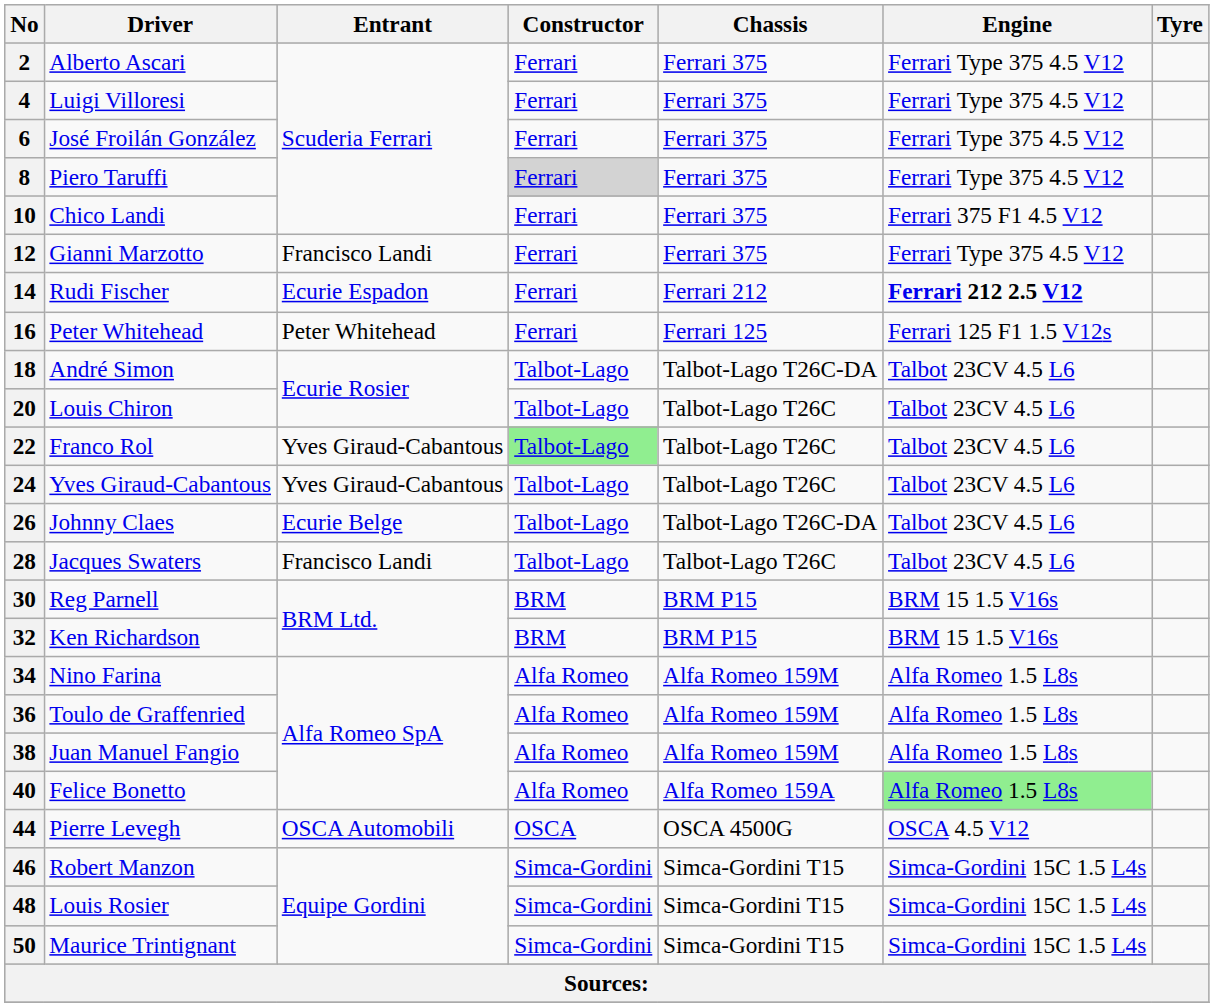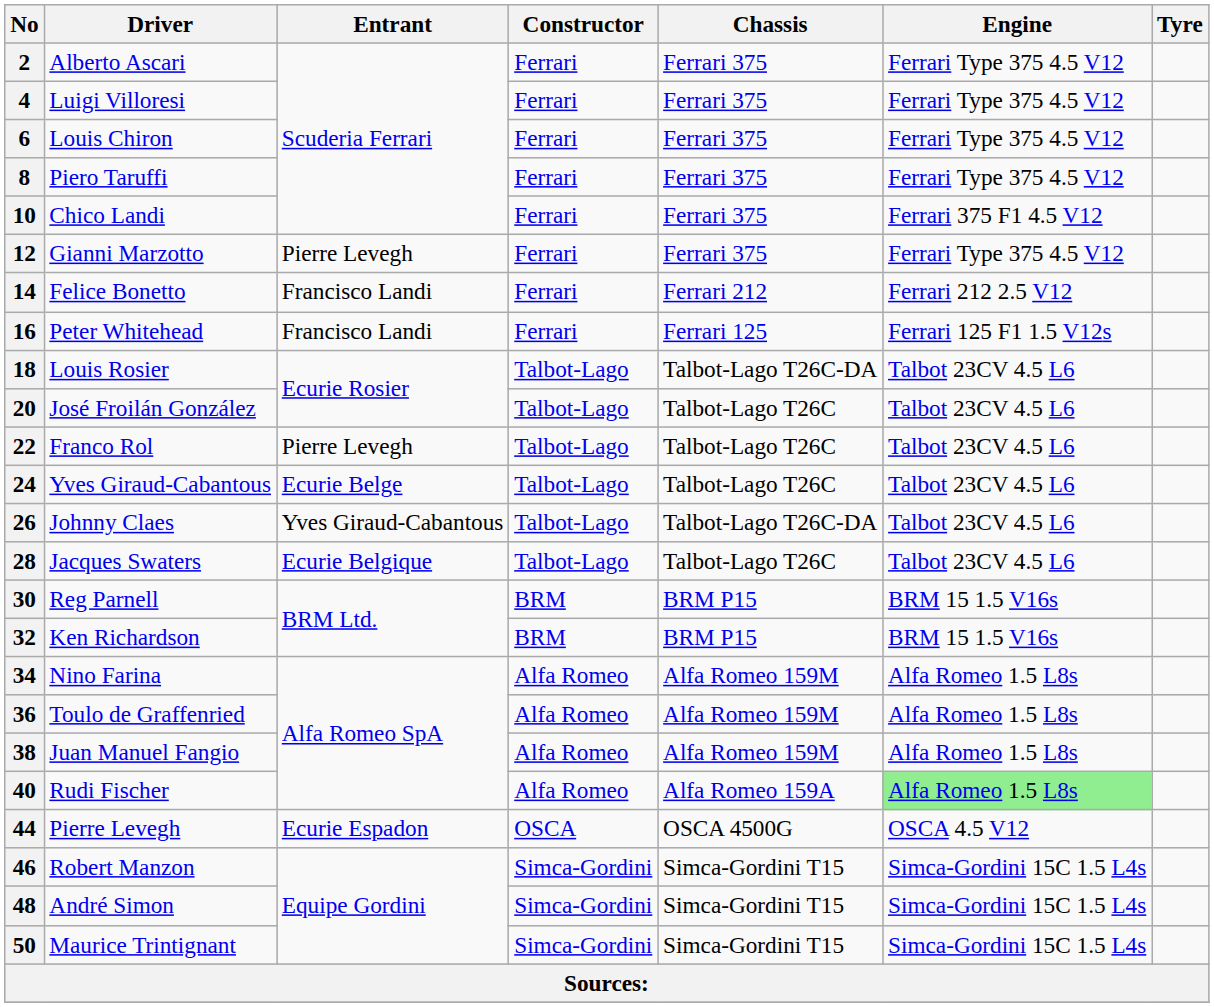(153, 138) José Froilán González -> (111, 138) Louis Chiron
(546, 177) lightgrey background -> (546, 177) no background
(357, 253) Francisco Landi -> (347, 253) Pierre Levegh
(109, 292) Rudi Fischer -> (117, 292) Felice Bonetto
(355, 292) Ecurie Espadon -> (357, 292) Francisco Landi
(985, 292) bold -> (980, 292) normal
(359, 330) Peter Whitehead -> (357, 330) Francisco Landi
(112, 368) André Simon -> (109, 368) Louis Rosier
(111, 407) Louis Chiron -> (153, 407) José Froilán González
(393, 445) Yves Giraud-Cabantous -> (347, 445) Pierre Levegh
(571, 445) lightgreen background -> (571, 445) no background
(393, 484) Yves Giraud-Cabantous -> (342, 484) Ecurie Belge
(342, 522) Ecurie Belge -> (393, 522) Yves Giraud-Cabantous
(357, 560) Francisco Landi -> (357, 560) Ecurie Belgique
(117, 790) Felice Bonetto -> (109, 790) Rudi Fischer
(368, 829) OSCA Automobili -> (355, 829) Ecurie Espadon
(109, 905) Louis Rosier -> (112, 905) André Simon
